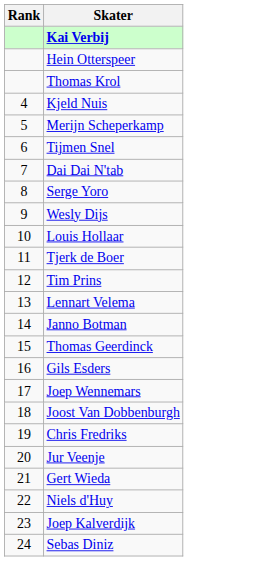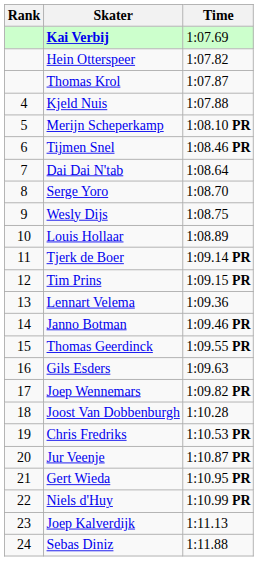+ column: (218, 15)
